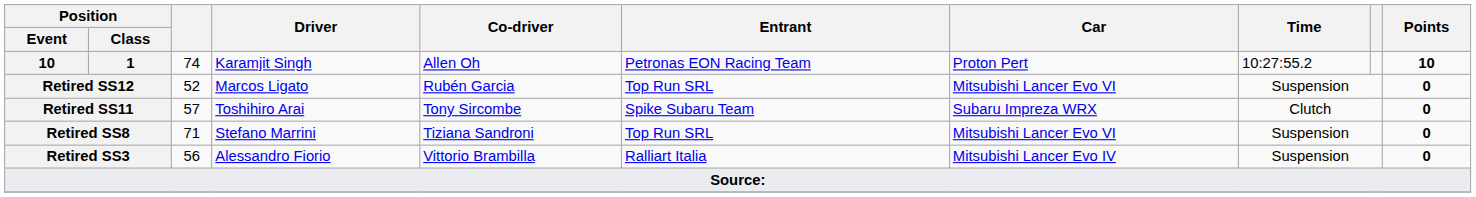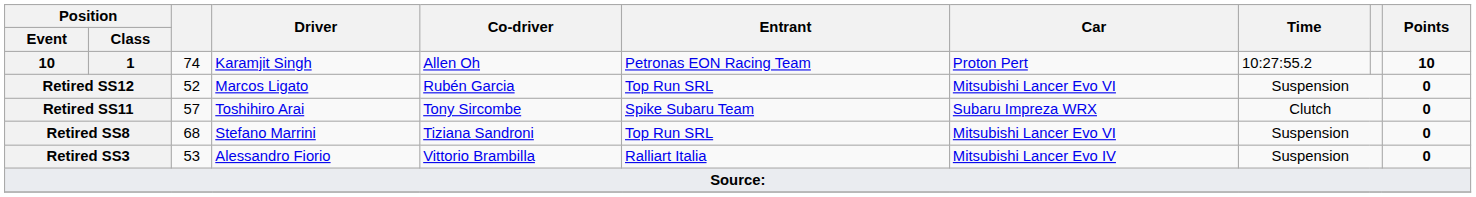(192, 133) 71 -> (192, 133) 68
(192, 156) 56 -> (192, 156) 53
